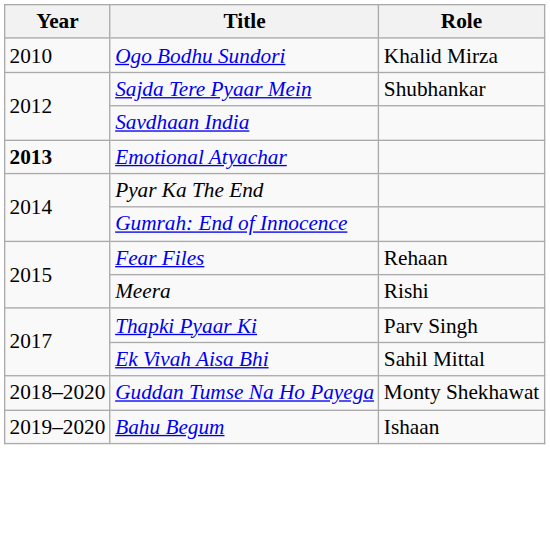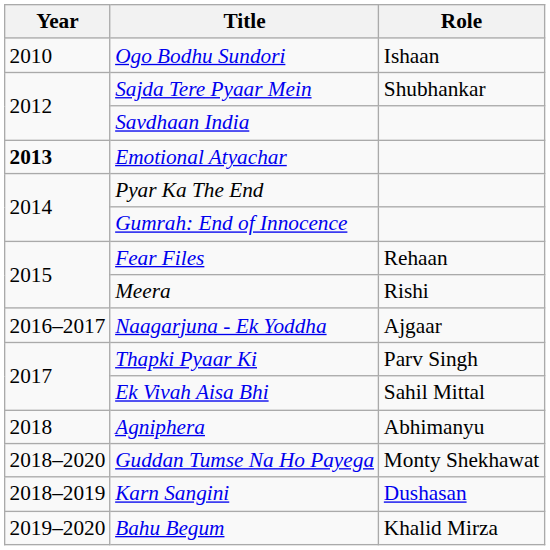(441, 55) Khalid Mirza -> (412, 55) Ishaan
+ row: (221, 325)
+ row: (160, 426)
+ row: (172, 493)
(412, 426) Ishaan -> (441, 527) Khalid Mirza
